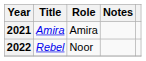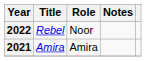rows swapped: (19, 30) <-> (19, 47)
